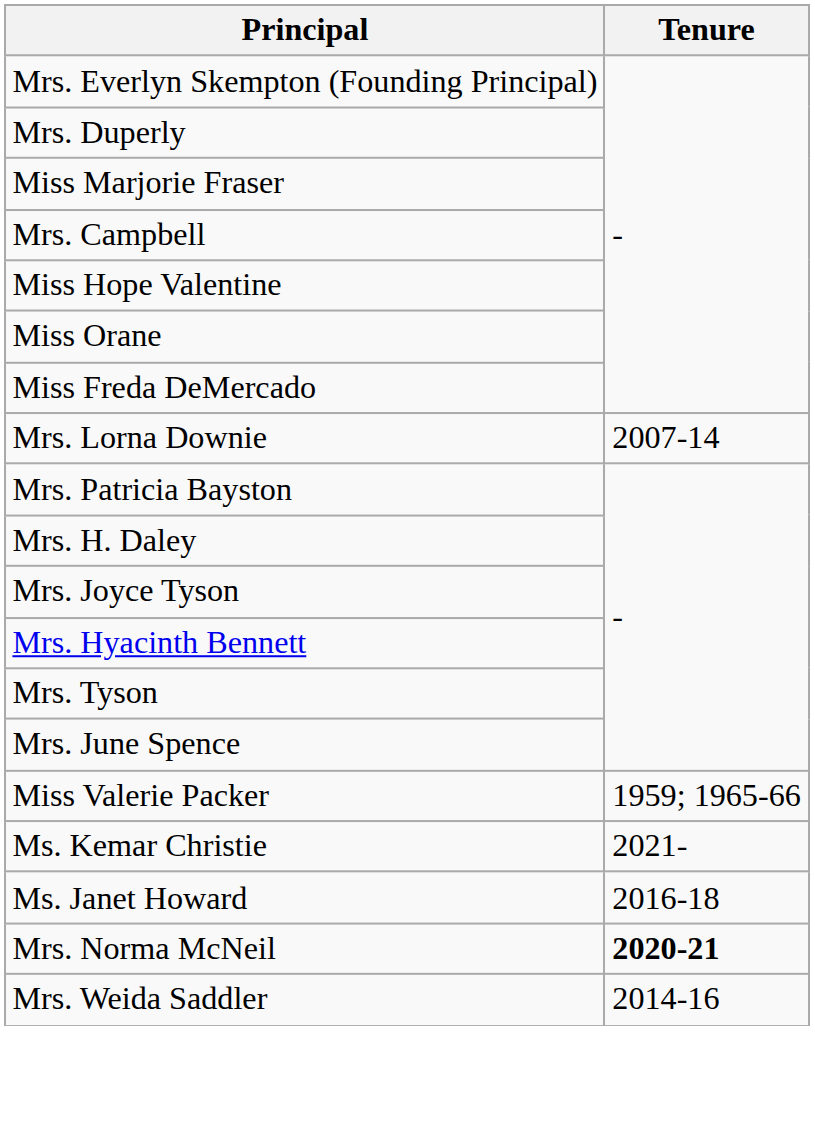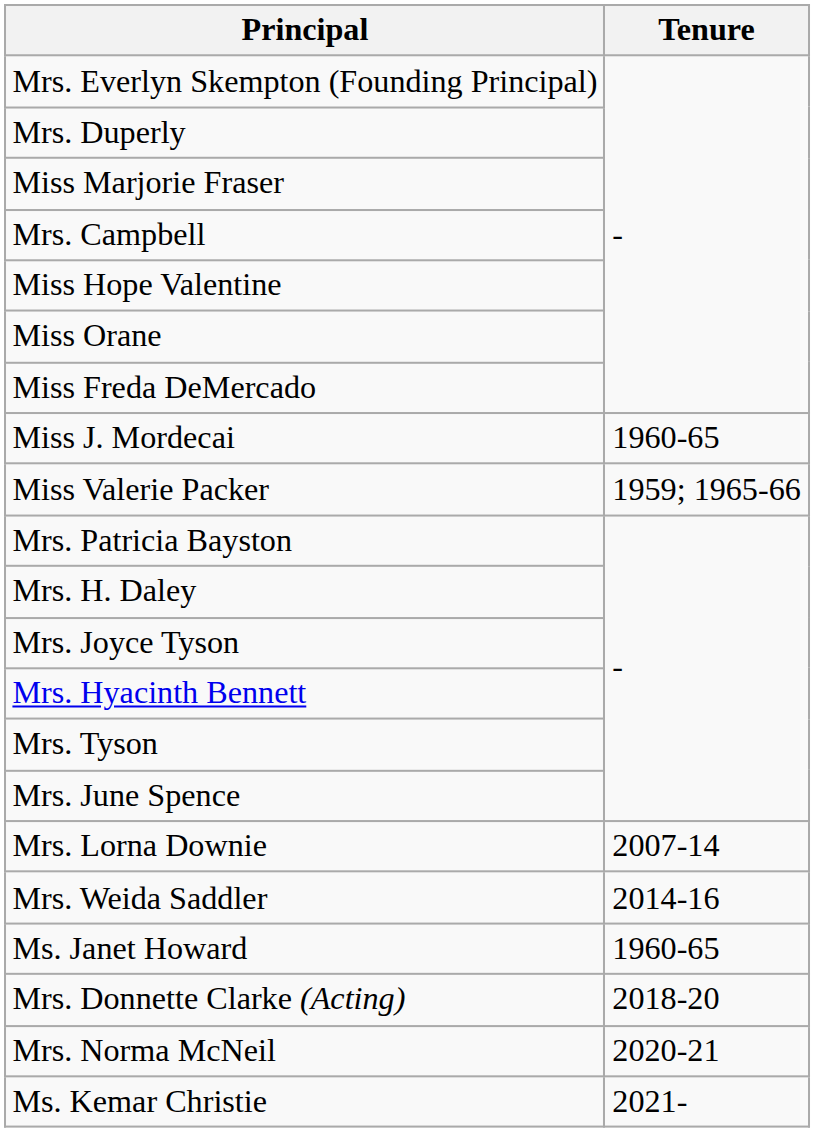+ row: (124, 438)
rows swapped: (141, 795) <-> (140, 438)
rows swapped: (140, 999) <-> (140, 846)
(666, 897) 2016-18 -> (666, 948) 1960-65
+ row: (209, 999)
(666, 948) bold -> (666, 1050) normal
